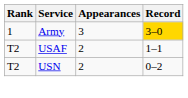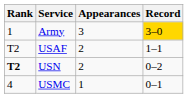(13, 66) normal -> (13, 66) bold
+ row: (54, 84)
